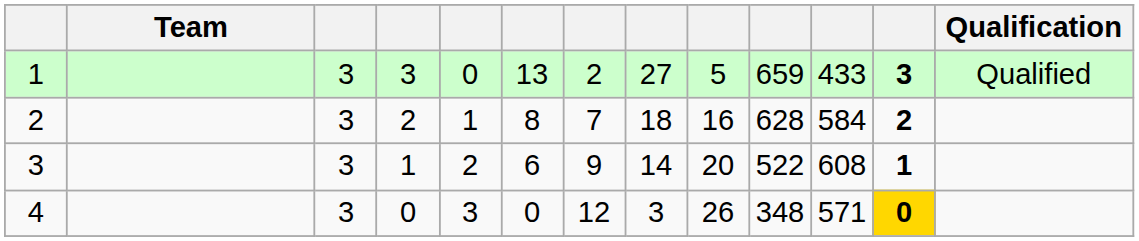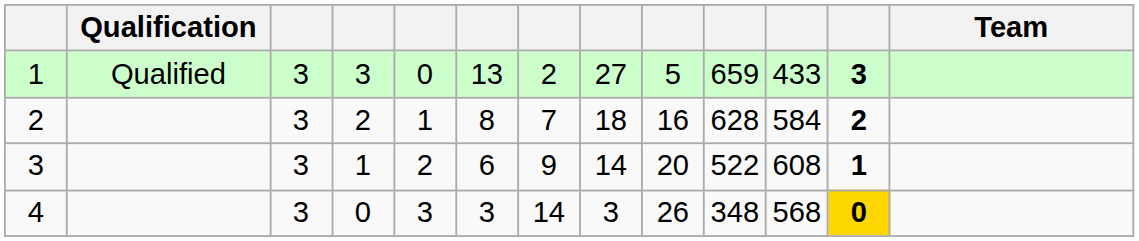columns swapped: (191, 27) <-> (1034, 27)
(532, 212) 0 -> (487, 212) 3
(594, 212) 12 -> (549, 212) 14
(842, 212) 571 -> (797, 212) 568
